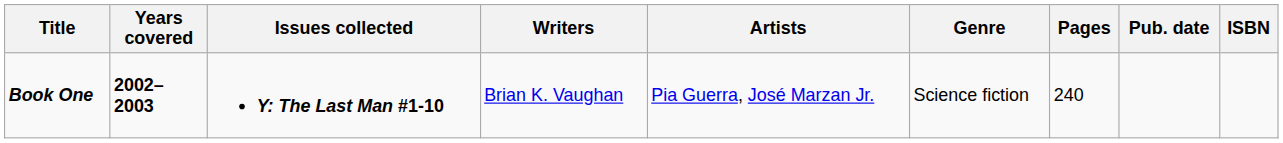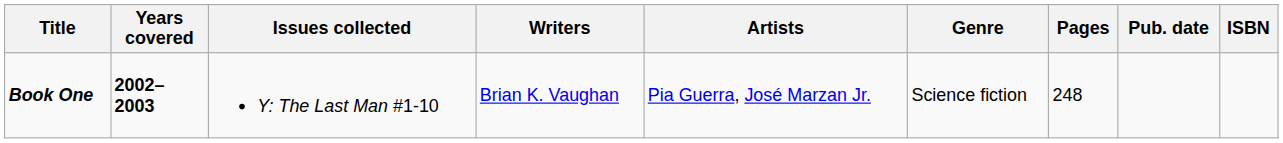(344, 105) bold -> (342, 105) normal
(1069, 95) 240 -> (1067, 95) 248
